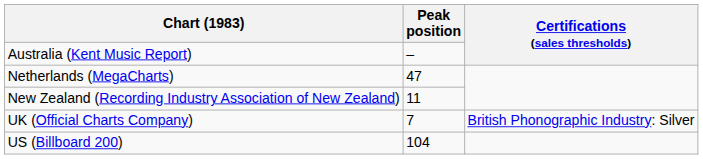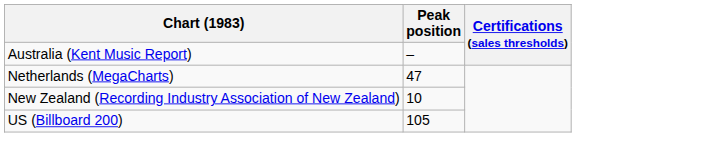(414, 98) 11 -> (414, 98) 10
- row: (100, 120)
(418, 143) 104 -> (418, 120) 105
